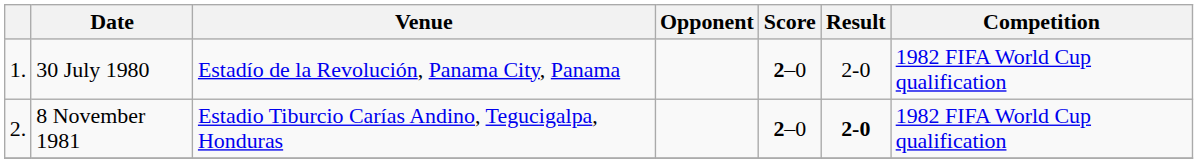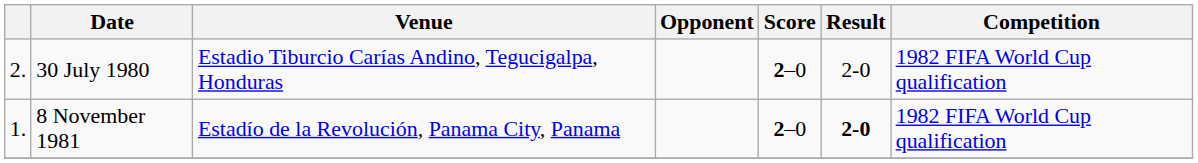(18, 68) 1. -> (18, 68) 2.
(409, 68) Estadío de la Revolución, Panama City, Panama -> (398, 68) Estadio Tiburcio Carías Andino, Tegucigalpa, Honduras
(18, 128) 2. -> (18, 128) 1.
(398, 128) Estadio Tiburcio Carías Andino, Tegucigalpa, Honduras -> (409, 128) Estadío de la Revolución, Panama City, Panama
